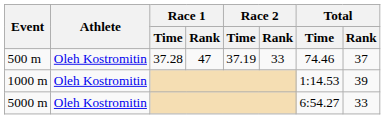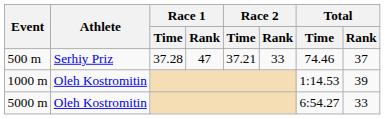(100, 59) Oleh Kostromitin -> (83, 59) Serhiy Priz
(241, 59) 37.19 -> (241, 59) 37.21
